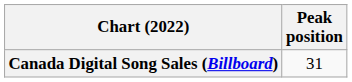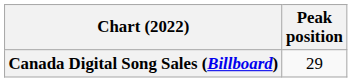(314, 63) 31 -> (314, 63) 29
